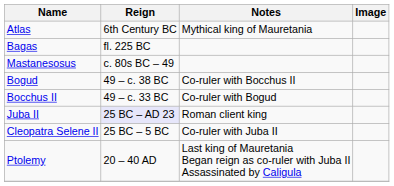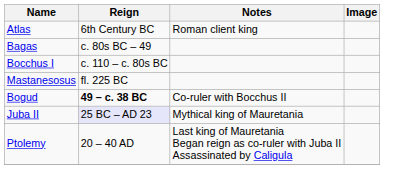(247, 30) Mythical king of Mauretania -> (215, 30) Roman client king
(127, 47) fl. 225 BC -> (116, 47) c. 80s BC – 49
+ row: (30, 64)
(139, 64) c. 80s BC – 49 -> (104, 81) fl. 225 BC
(136, 81) normal -> (114, 98) bold
- row: (32, 98)
(224, 115) Roman client king -> (238, 115) Mythical king of Mauretania
- row: (53, 132)
